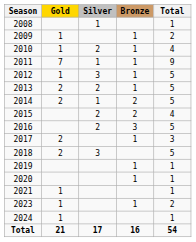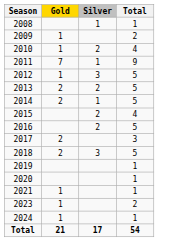- column: (135, 11)
